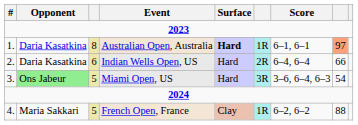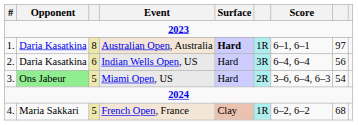(340, 45) lightsalmon background -> (340, 45) no background
(262, 62) 2R -> (262, 62) 3R
(340, 62) 66 -> (340, 62) 56
(262, 78) 3R -> (262, 78) 2R
(340, 111) 88 -> (340, 111) 68
